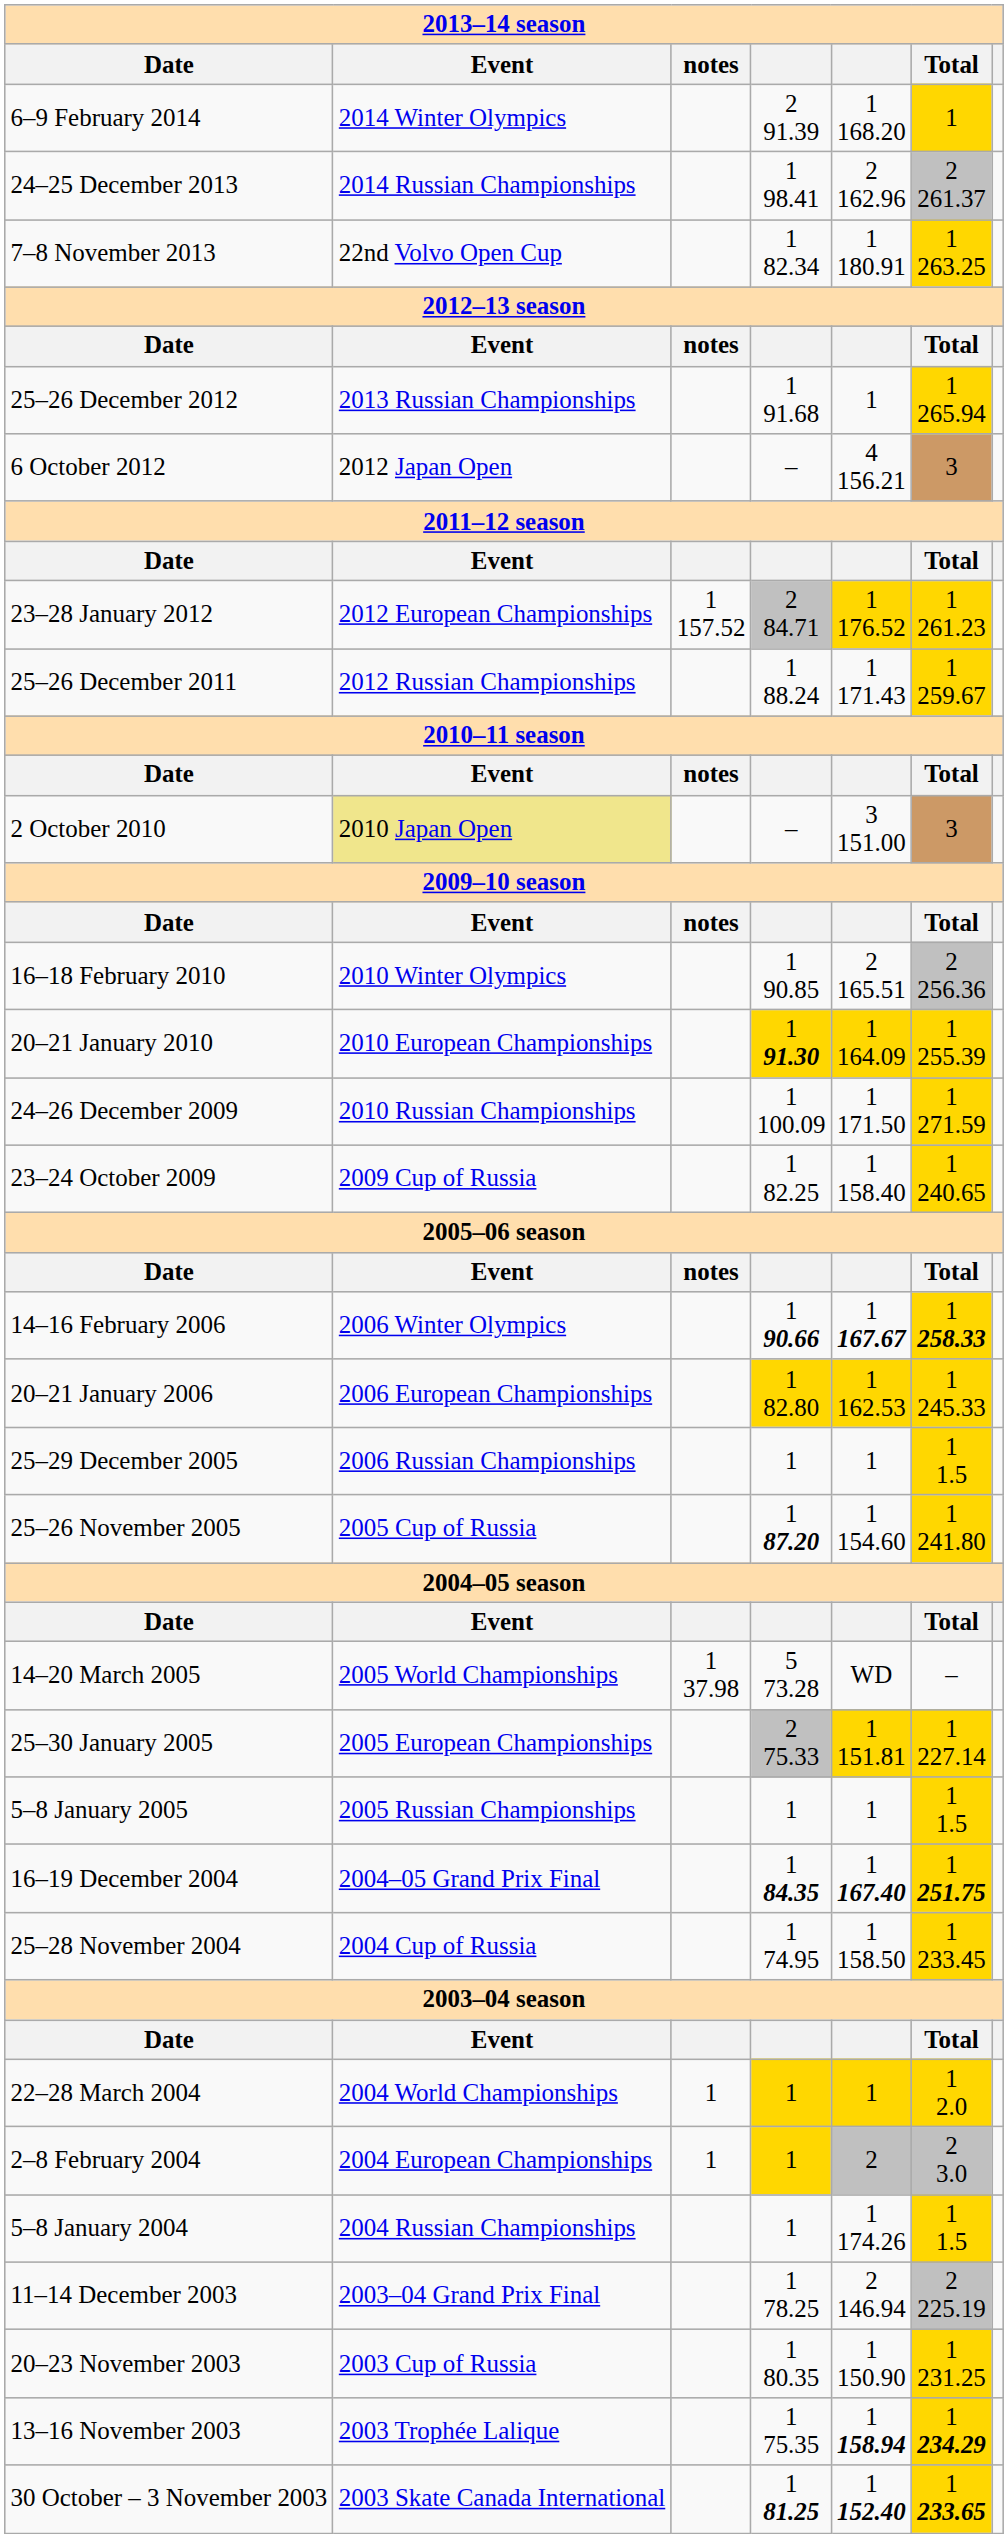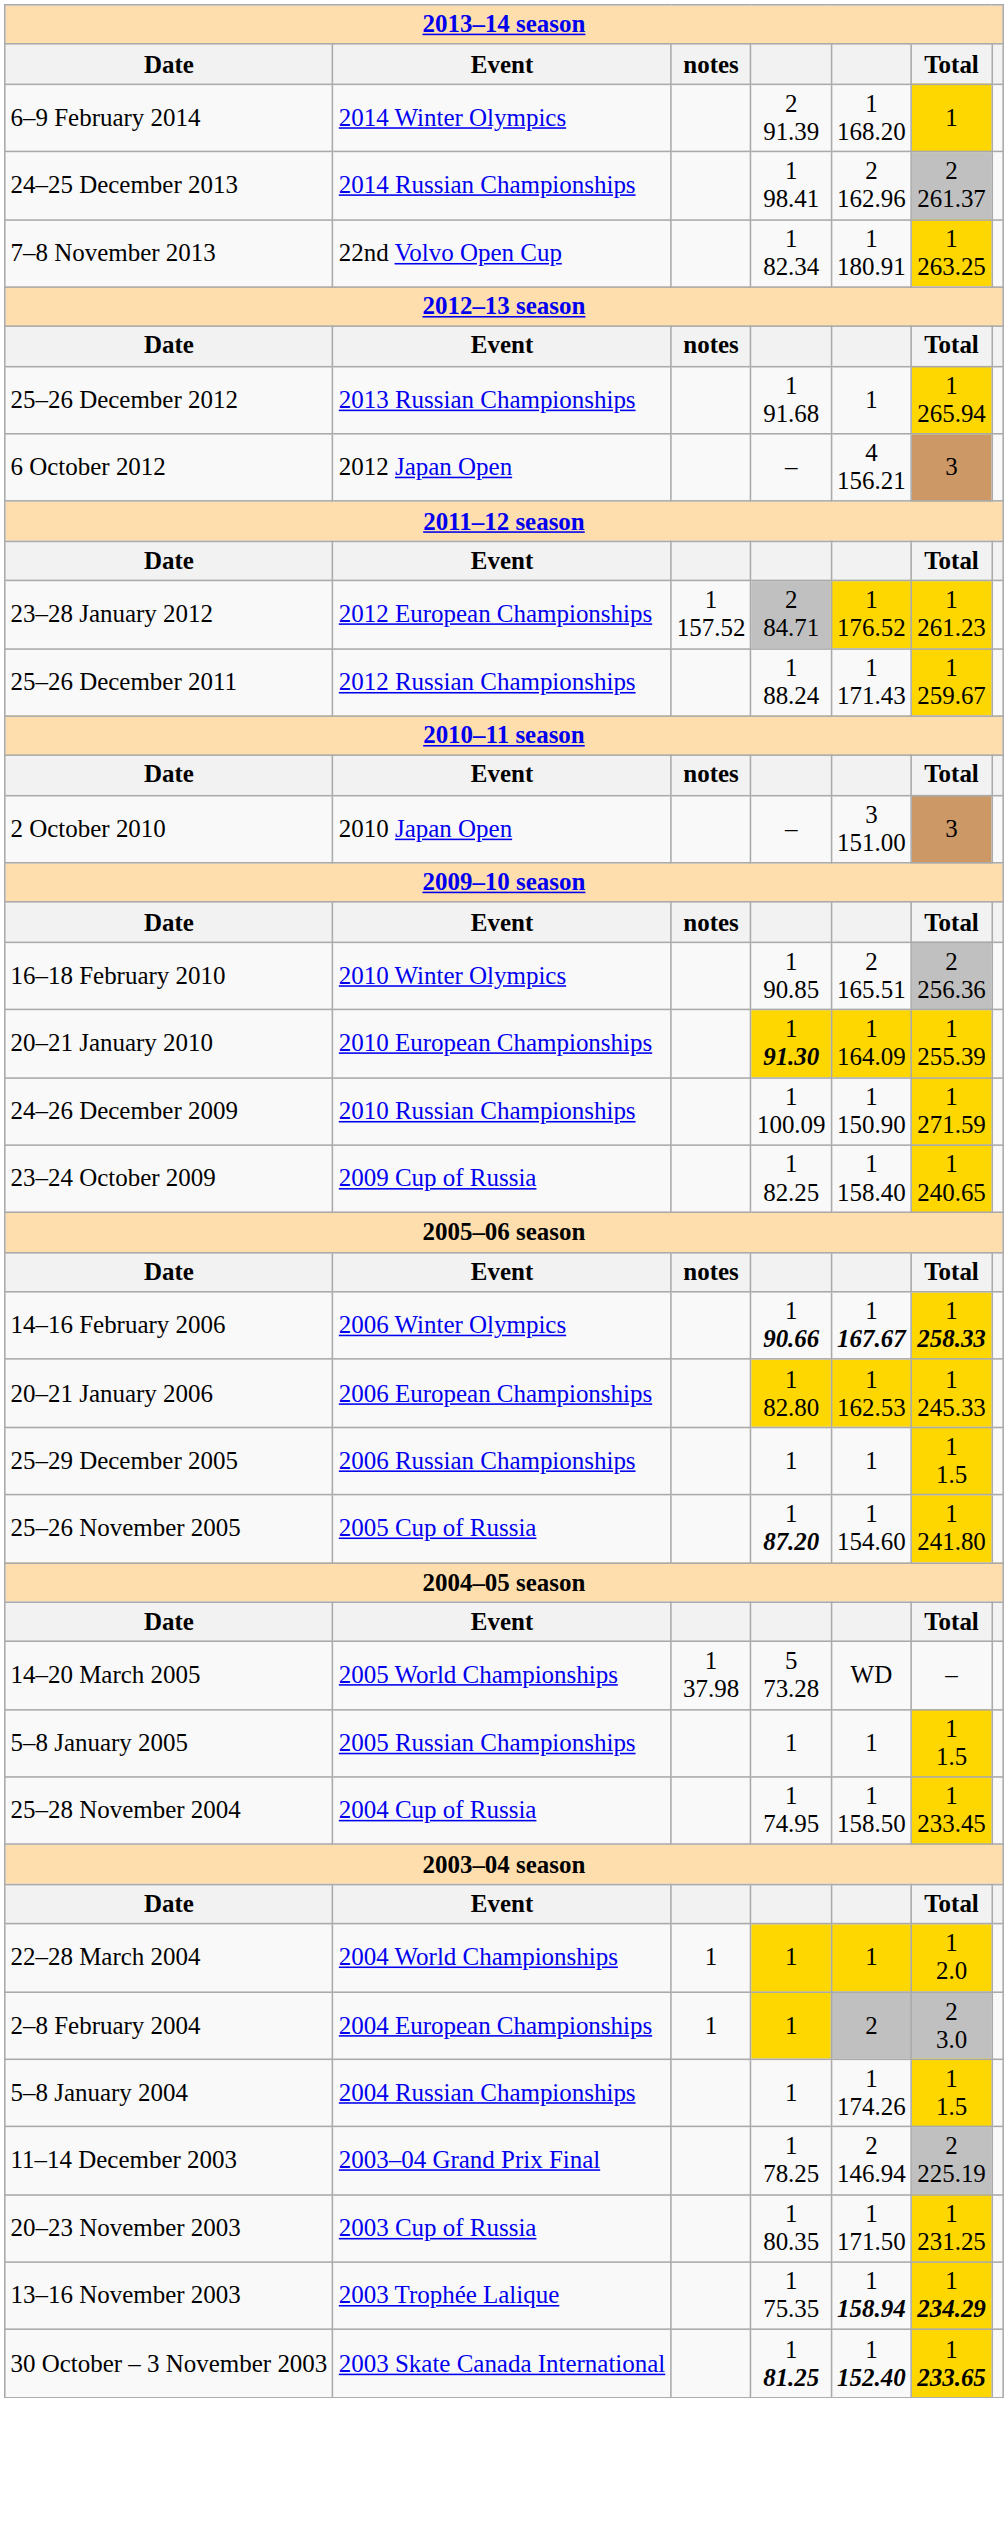(425, 828) khaki background -> (425, 828) no background
(871, 1110) 1 171.50 -> (871, 1110) 1 150.90
- row: (112, 1742)
- row: (124, 1878)
(871, 2363) 1 150.90 -> (871, 2227) 1 171.50
